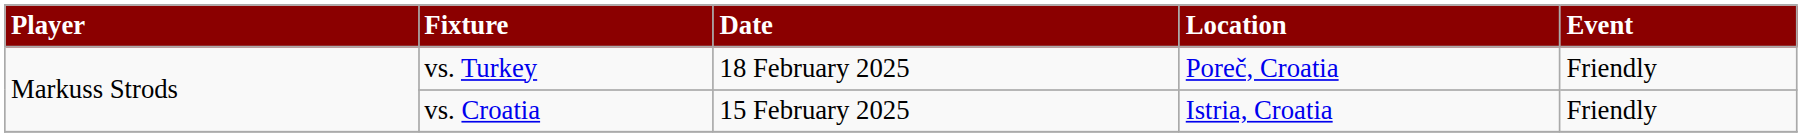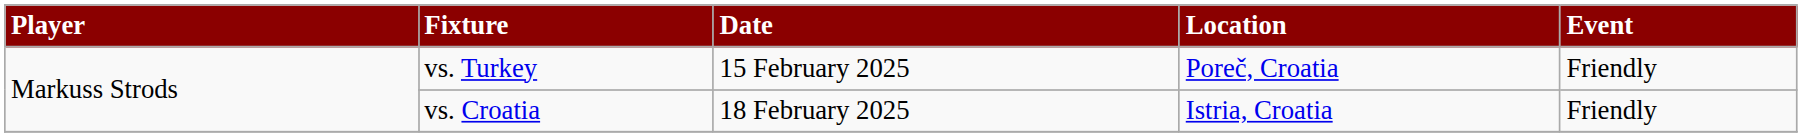(815, 68) 18 February 2025 -> (815, 68) 15 February 2025
(815, 110) 15 February 2025 -> (815, 110) 18 February 2025
